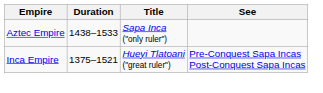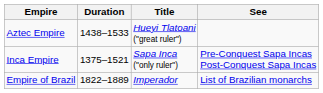(145, 33) Sapa Inca ("only ruler") -> (164, 33) Hueyi Tlatoani ("great ruler")
(154, 59) Hueyi Tlatoani ("great ruler") -> (156, 59) Sapa Inca ("only ruler")
+ row: (41, 80)
